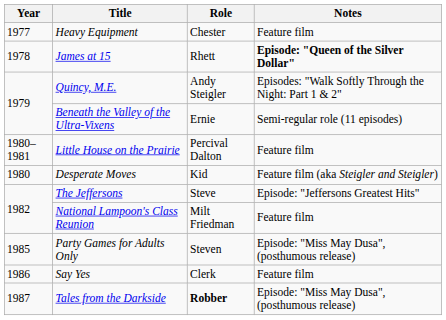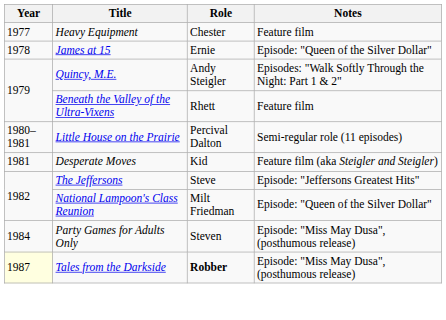(203, 56) Rhett -> (203, 50) Ernie
(330, 56) bold -> (344, 50) normal
(203, 119) Ernie -> (203, 106) Rhett
(330, 119) Semi-regular role (11 episodes) -> (285, 106) Feature film
(285, 150) Feature film -> (330, 137) Semi-regular role (11 episodes)
(19, 175) 1980 -> (19, 162) 1981
(285, 218) Feature film -> (344, 205) Episode: "Queen of the Silver Dollar"
(19, 249) 1985 -> (19, 236) 1984
- row: (73, 274)
(19, 298) no background -> (19, 267) lightyellow background
